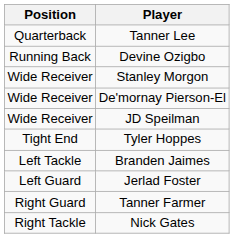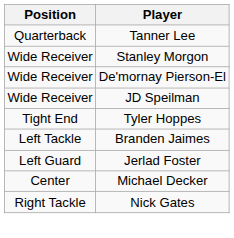- row: (162, 56)
+ row: (162, 181)
- row: (162, 202)
